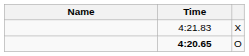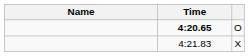rows swapped: (195, 43) <-> (195, 28)
